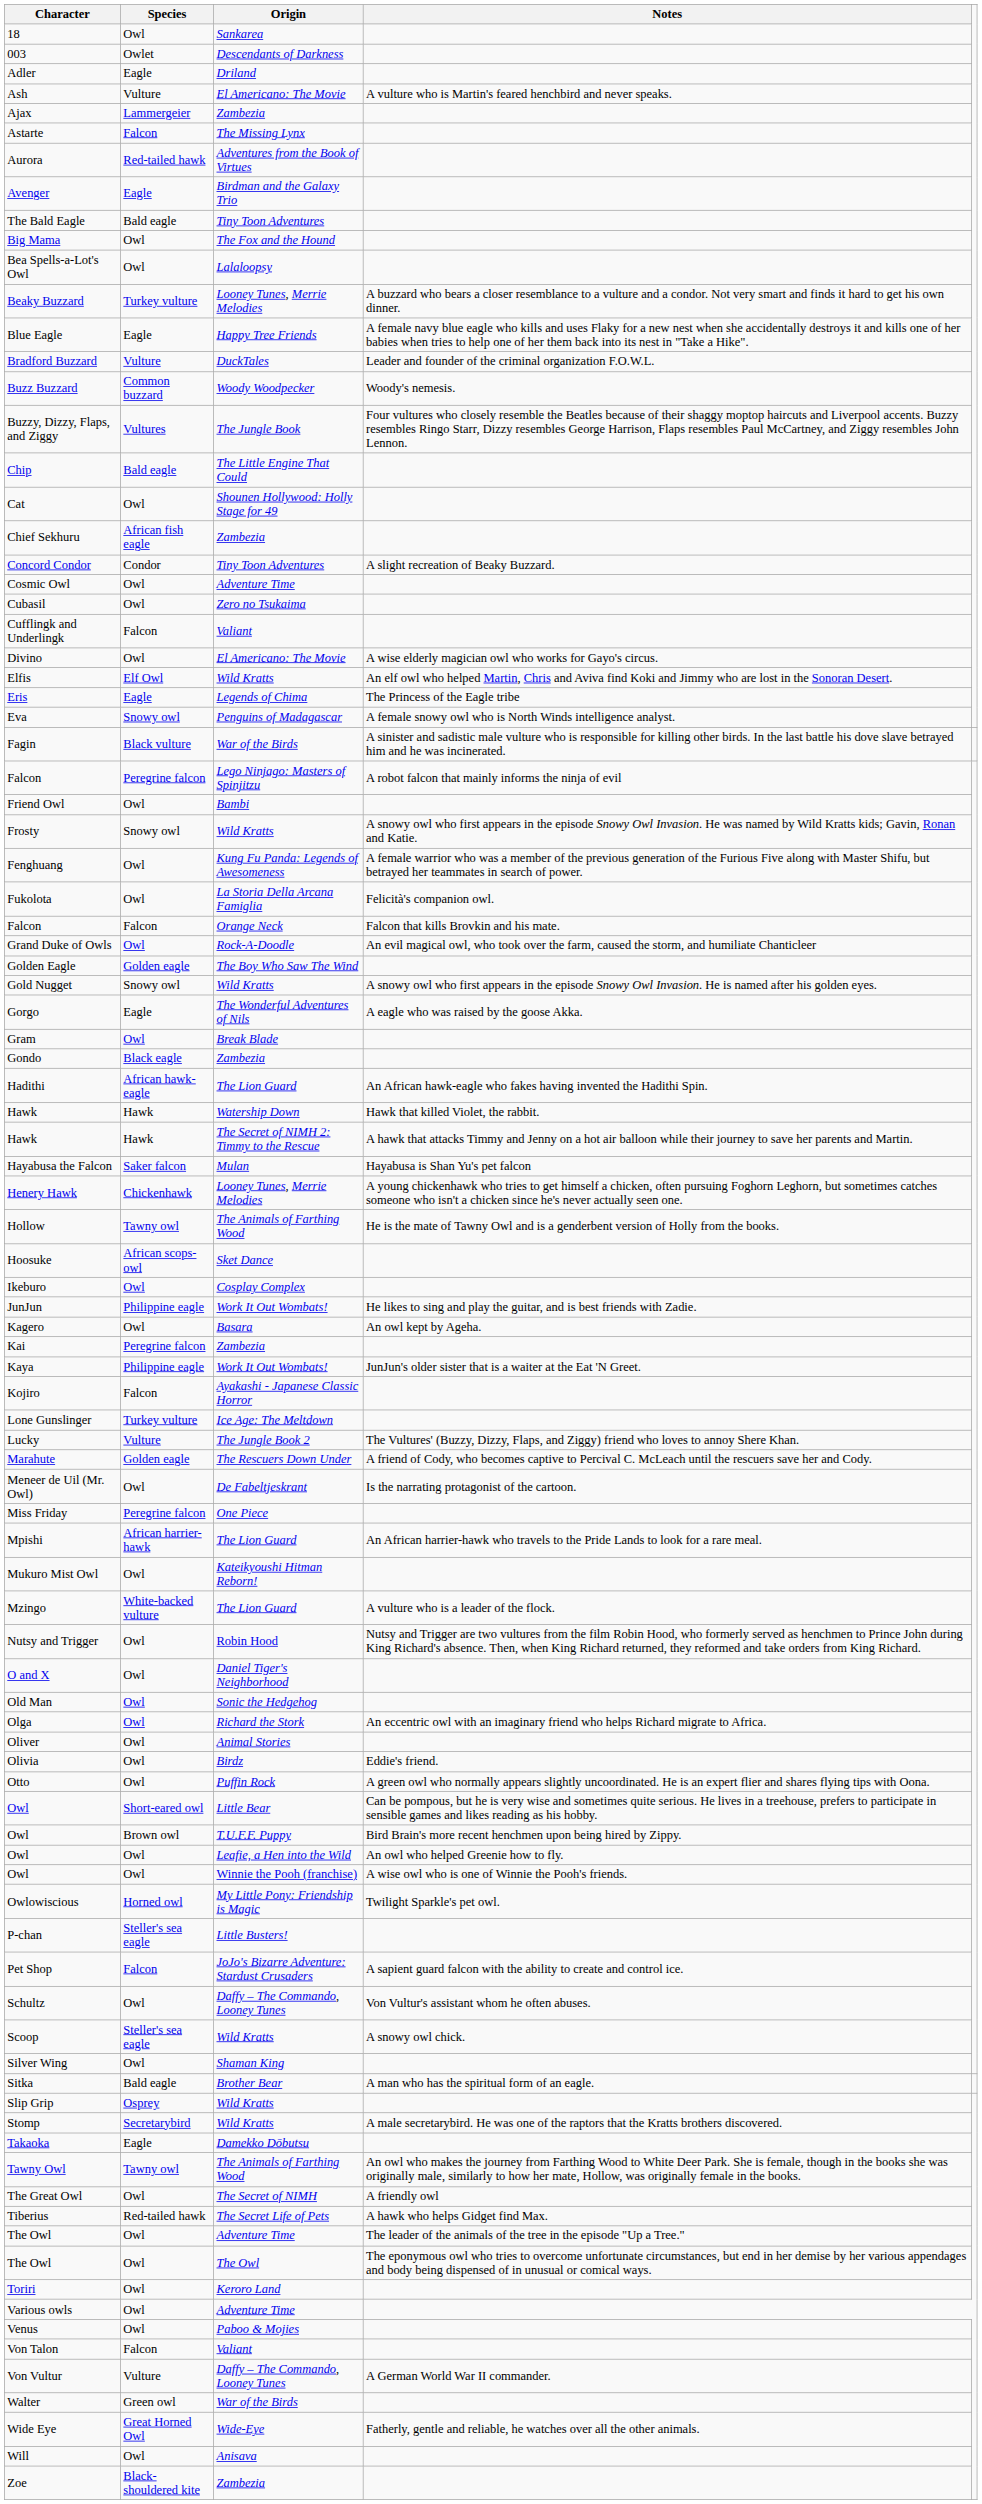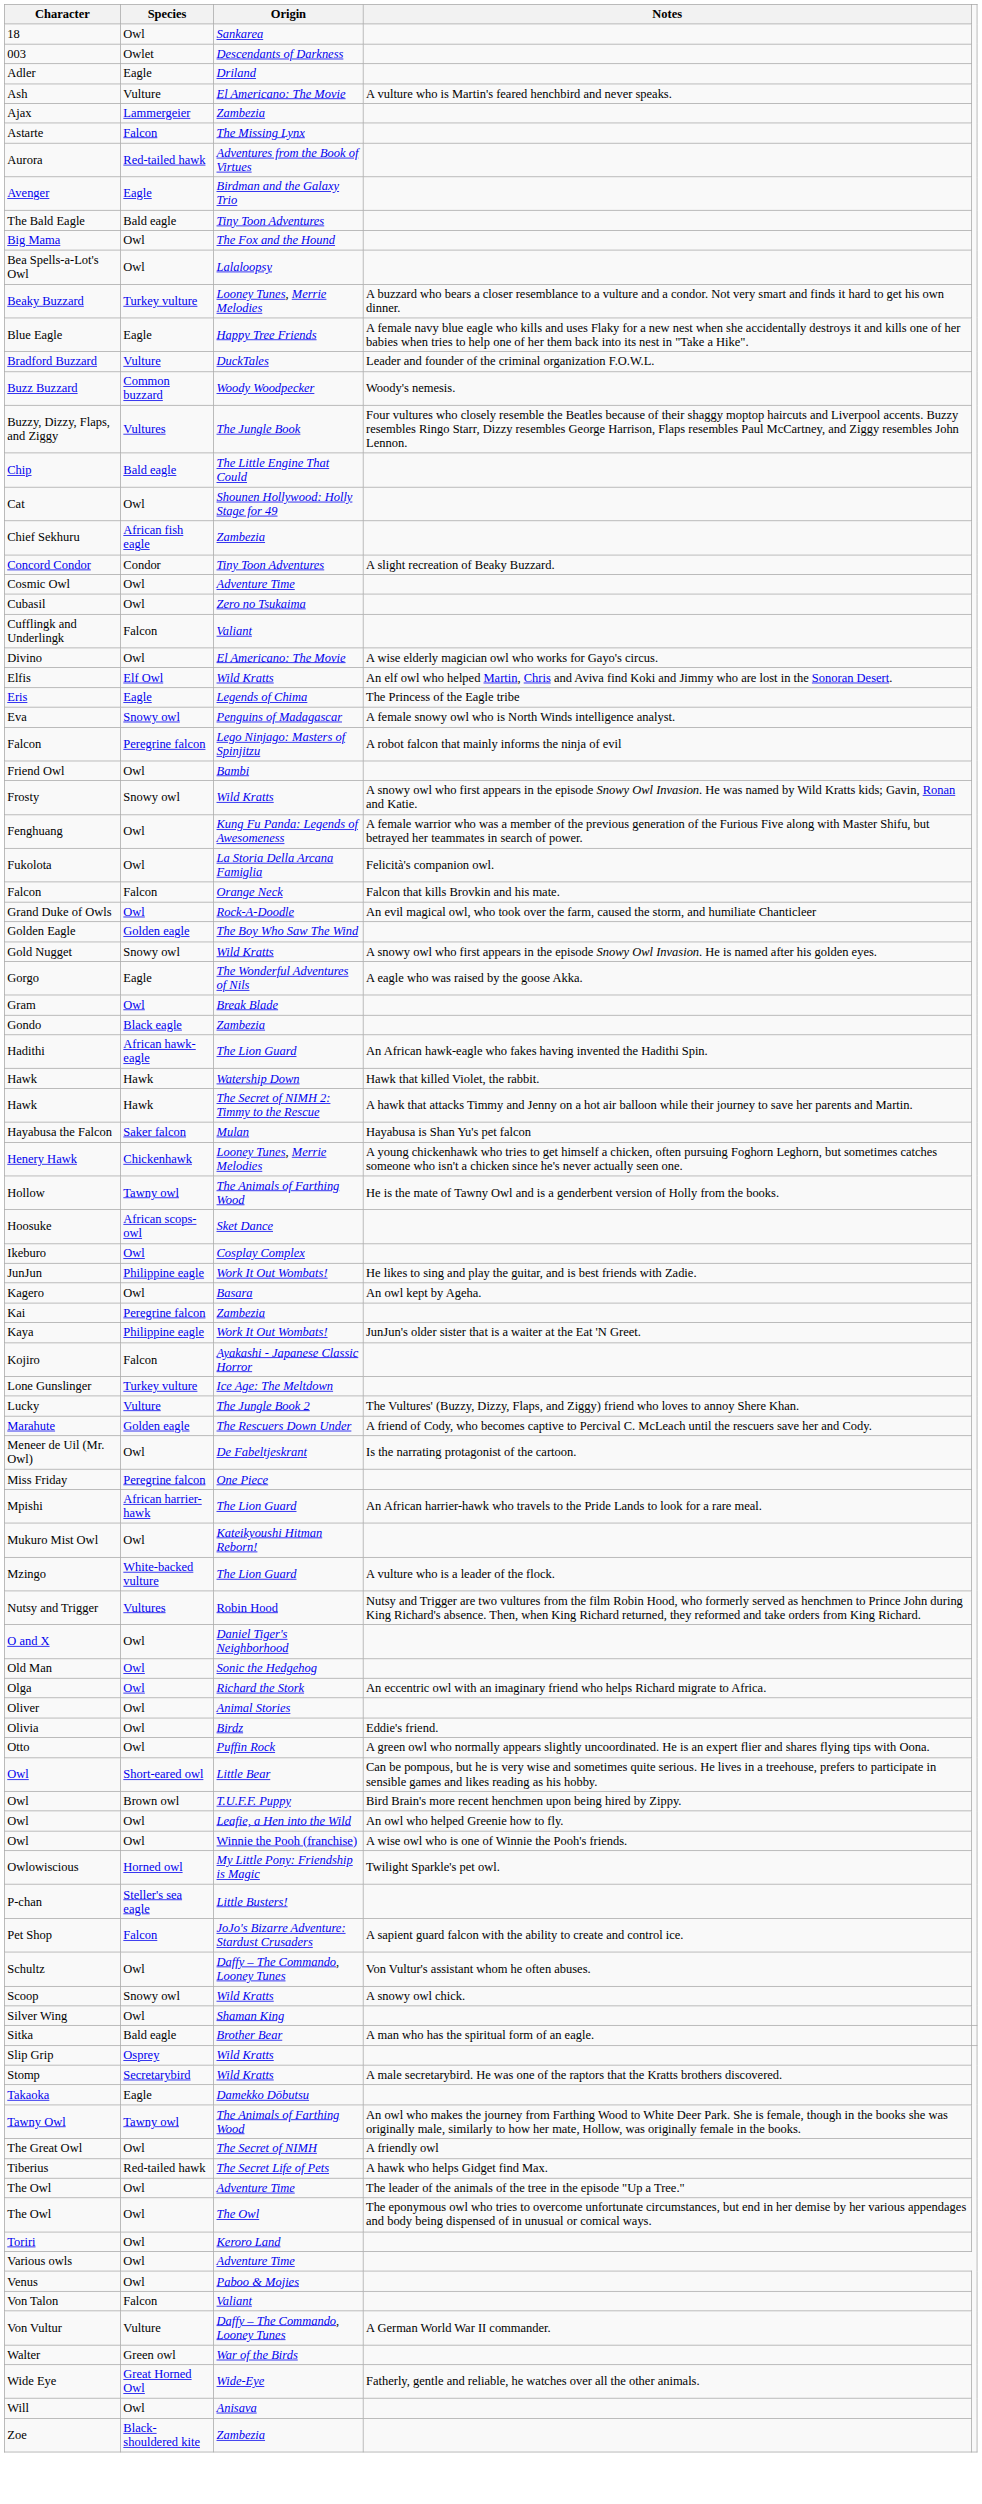- row: (21, 744)
(134, 1641) Owl -> (144, 1607) Vultures
(153, 2036) Steller's sea eagle -> (152, 1995) Snowy owl
